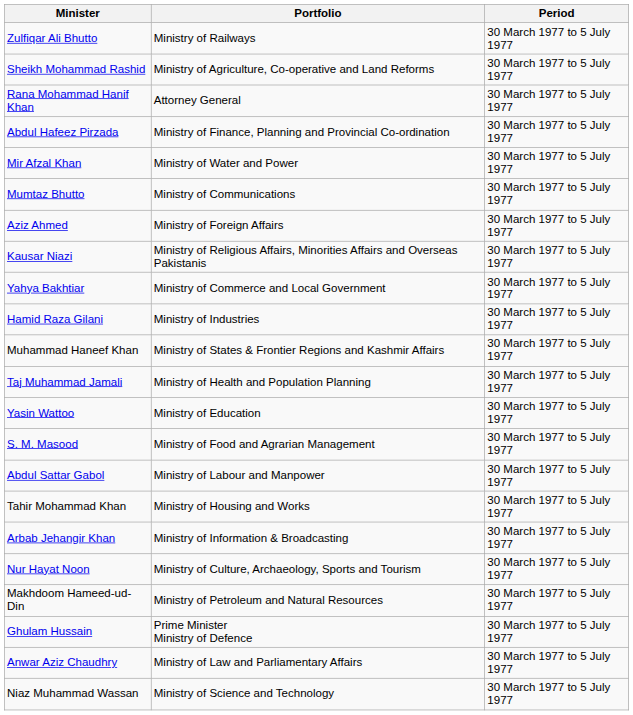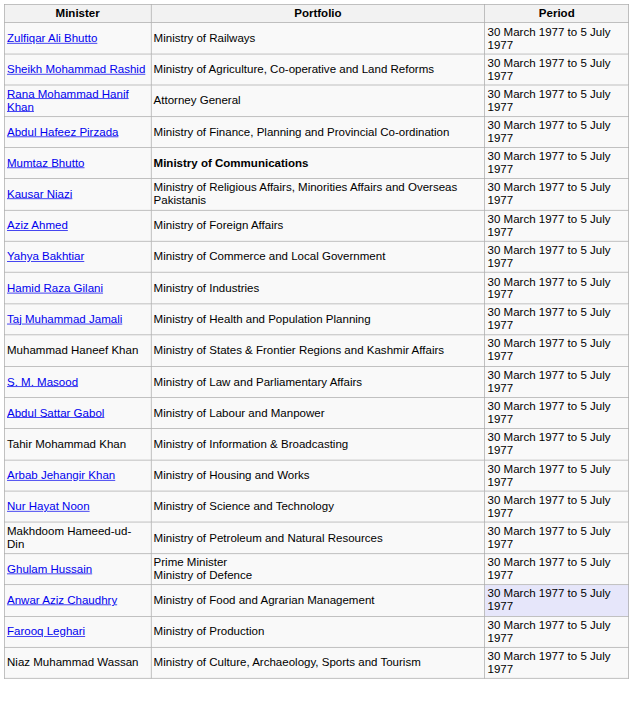- row: (44, 163)
(224, 194) normal -> (231, 163) bold
rows swapped: (40, 256) <-> (37, 225)
rows swapped: (73, 350) <-> (65, 381)
- row: (41, 413)
(264, 444) Ministry of Food and Agrarian Management -> (258, 381) Ministry of Law and Parliamentary Affairs
(232, 506) Ministry of Housing and Works -> (251, 444) Ministry of Information & Broadcasting
(251, 538) Ministry of Information & Broadcasting -> (232, 475) Ministry of Housing and Works
(287, 569) Ministry of Culture, Archaeology, Sports and Tourism -> (244, 506) Ministry of Science and Technology
(258, 662) Ministry of Law and Parliamentary Affairs -> (264, 600) Ministry of Food and Agrarian Management
(549, 662) no background -> (549, 600) lavender background
+ row: (46, 631)
(244, 694) Ministry of Science and Technology -> (287, 662) Ministry of Culture, Archaeology, Sports and Tourism
